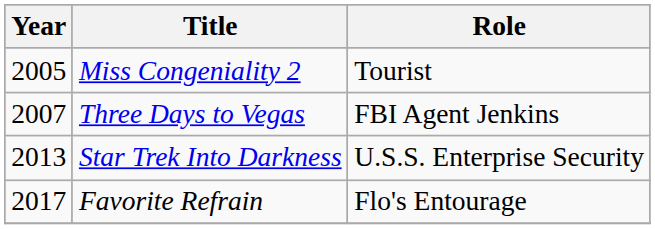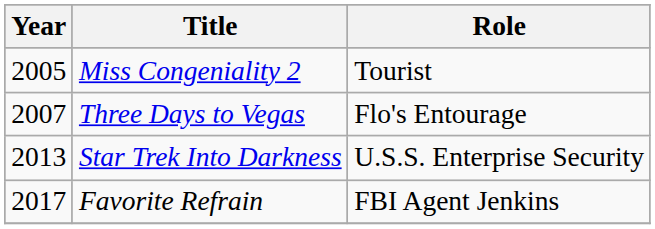(457, 113) FBI Agent Jenkins -> (440, 113) Flo's Entourage
(440, 200) Flo's Entourage -> (457, 200) FBI Agent Jenkins
